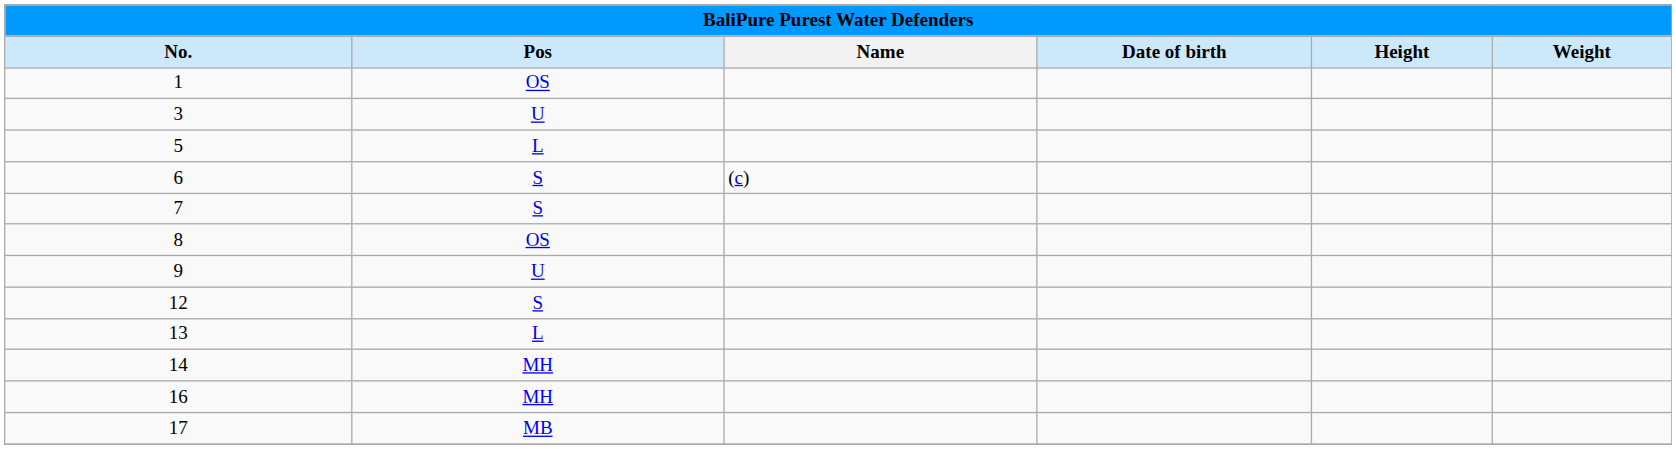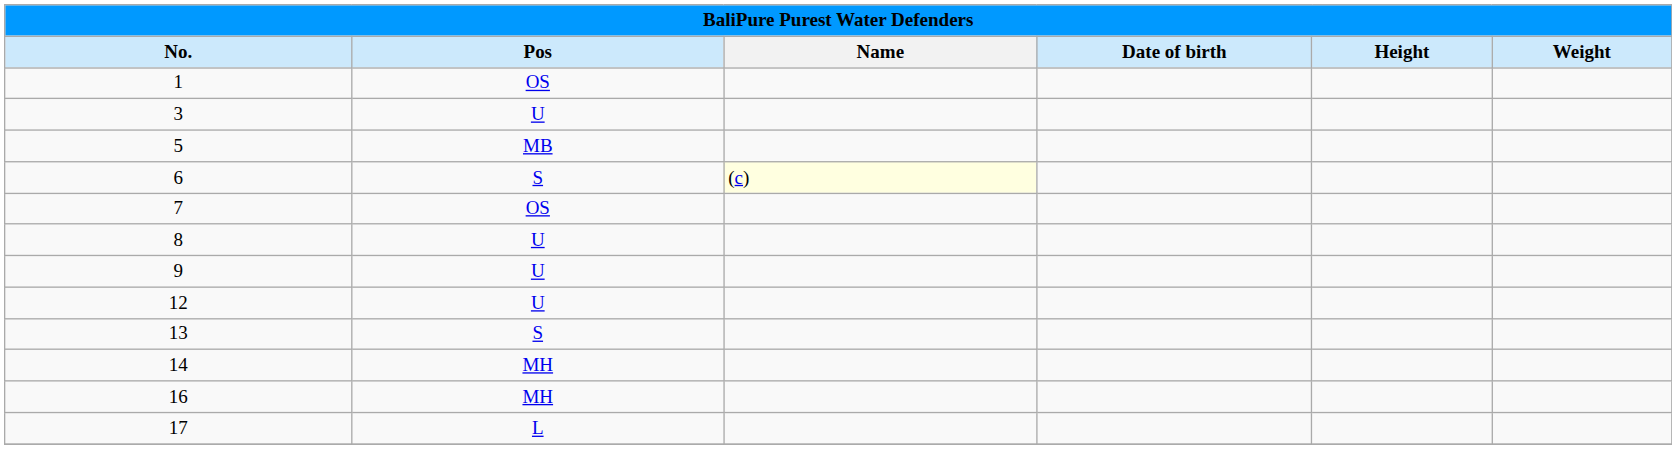(538, 145) L -> (538, 145) MB
(739, 177) no background -> (739, 177) lightyellow background
(538, 208) S -> (538, 208) OS
(538, 240) OS -> (538, 240) U
(538, 302) S -> (538, 302) U
(538, 334) L -> (538, 334) S
(538, 428) MB -> (538, 428) L
